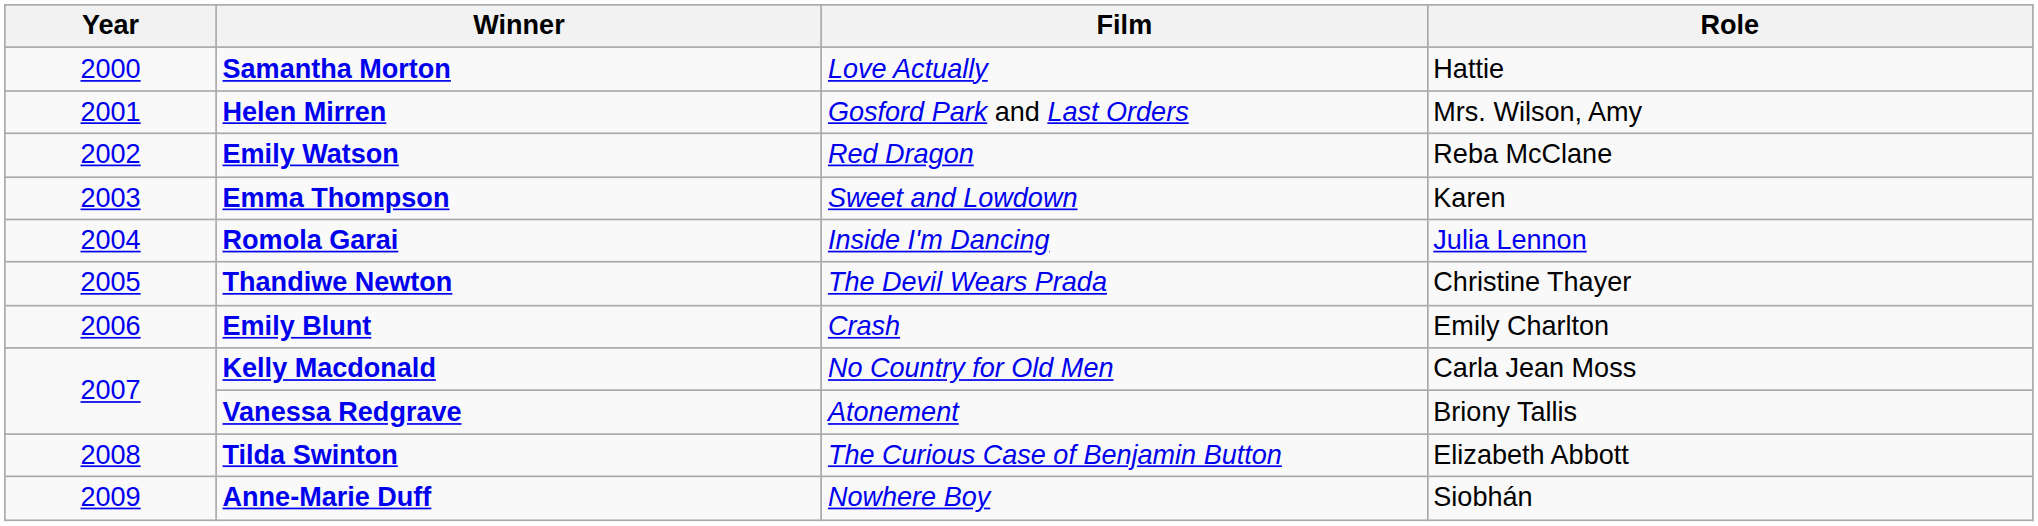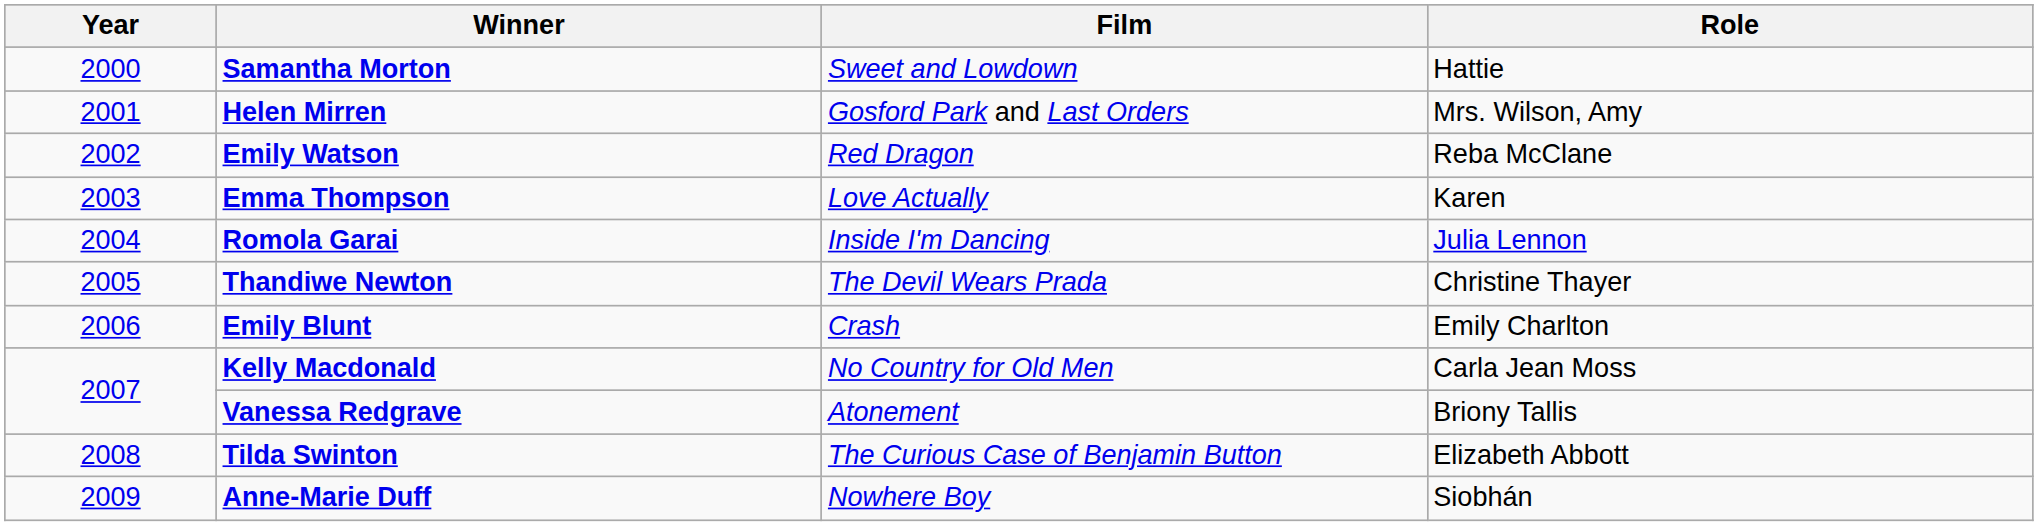(908, 68) Love Actually -> (953, 68) Sweet and Lowdown
(953, 197) Sweet and Lowdown -> (908, 197) Love Actually
